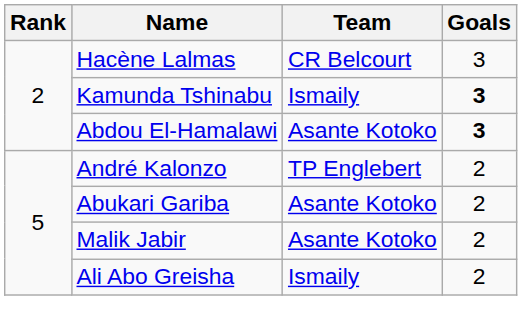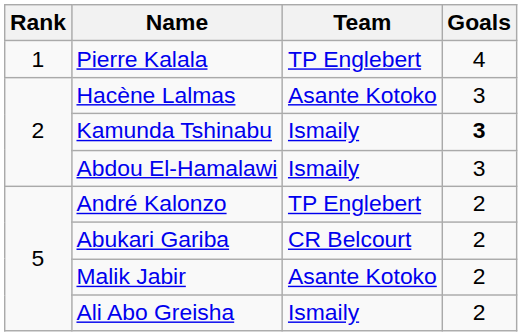+ row: (142, 58)
(350, 58) CR Belcourt -> (362, 95) Asante Kotoko
(362, 131) Asante Kotoko -> (324, 167) Ismaily
(479, 131) bold -> (479, 167) normal
(362, 204) Asante Kotoko -> (350, 240) CR Belcourt
